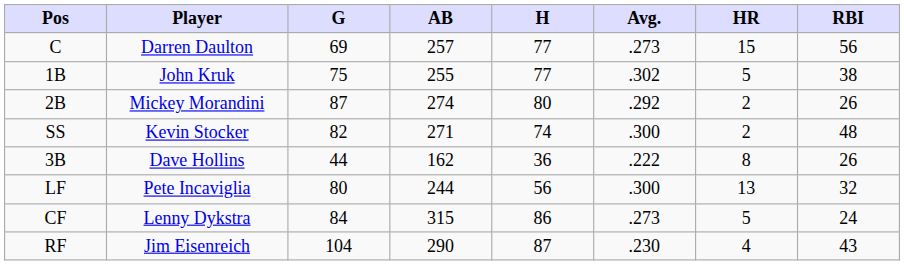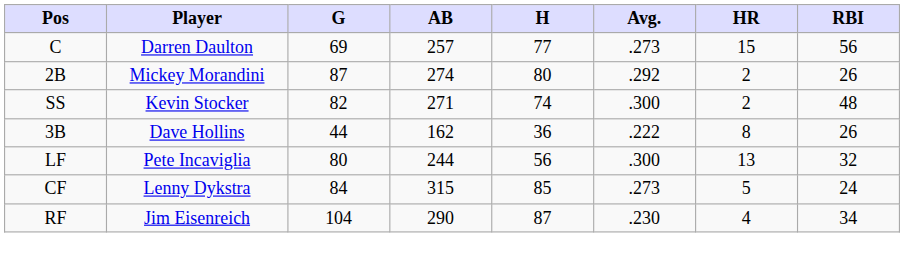- row: (56, 75)
(542, 217) 86 -> (542, 189) 85
(848, 246) 43 -> (848, 217) 34
